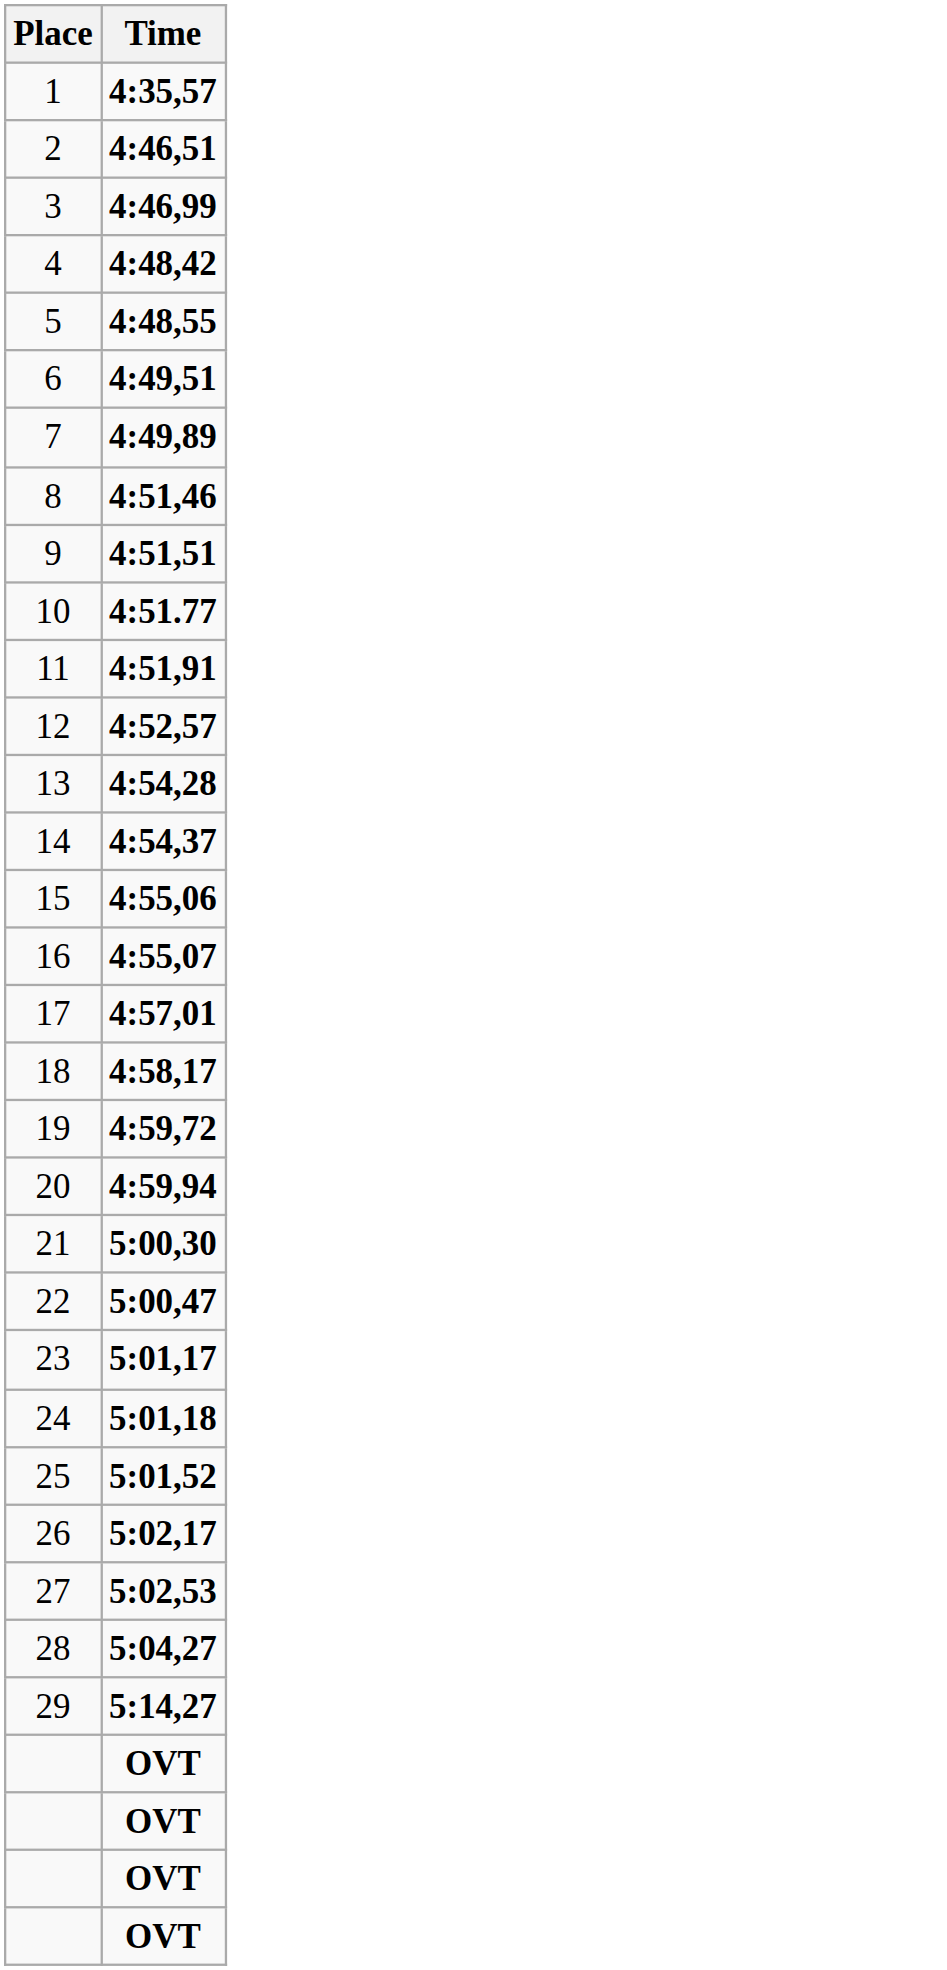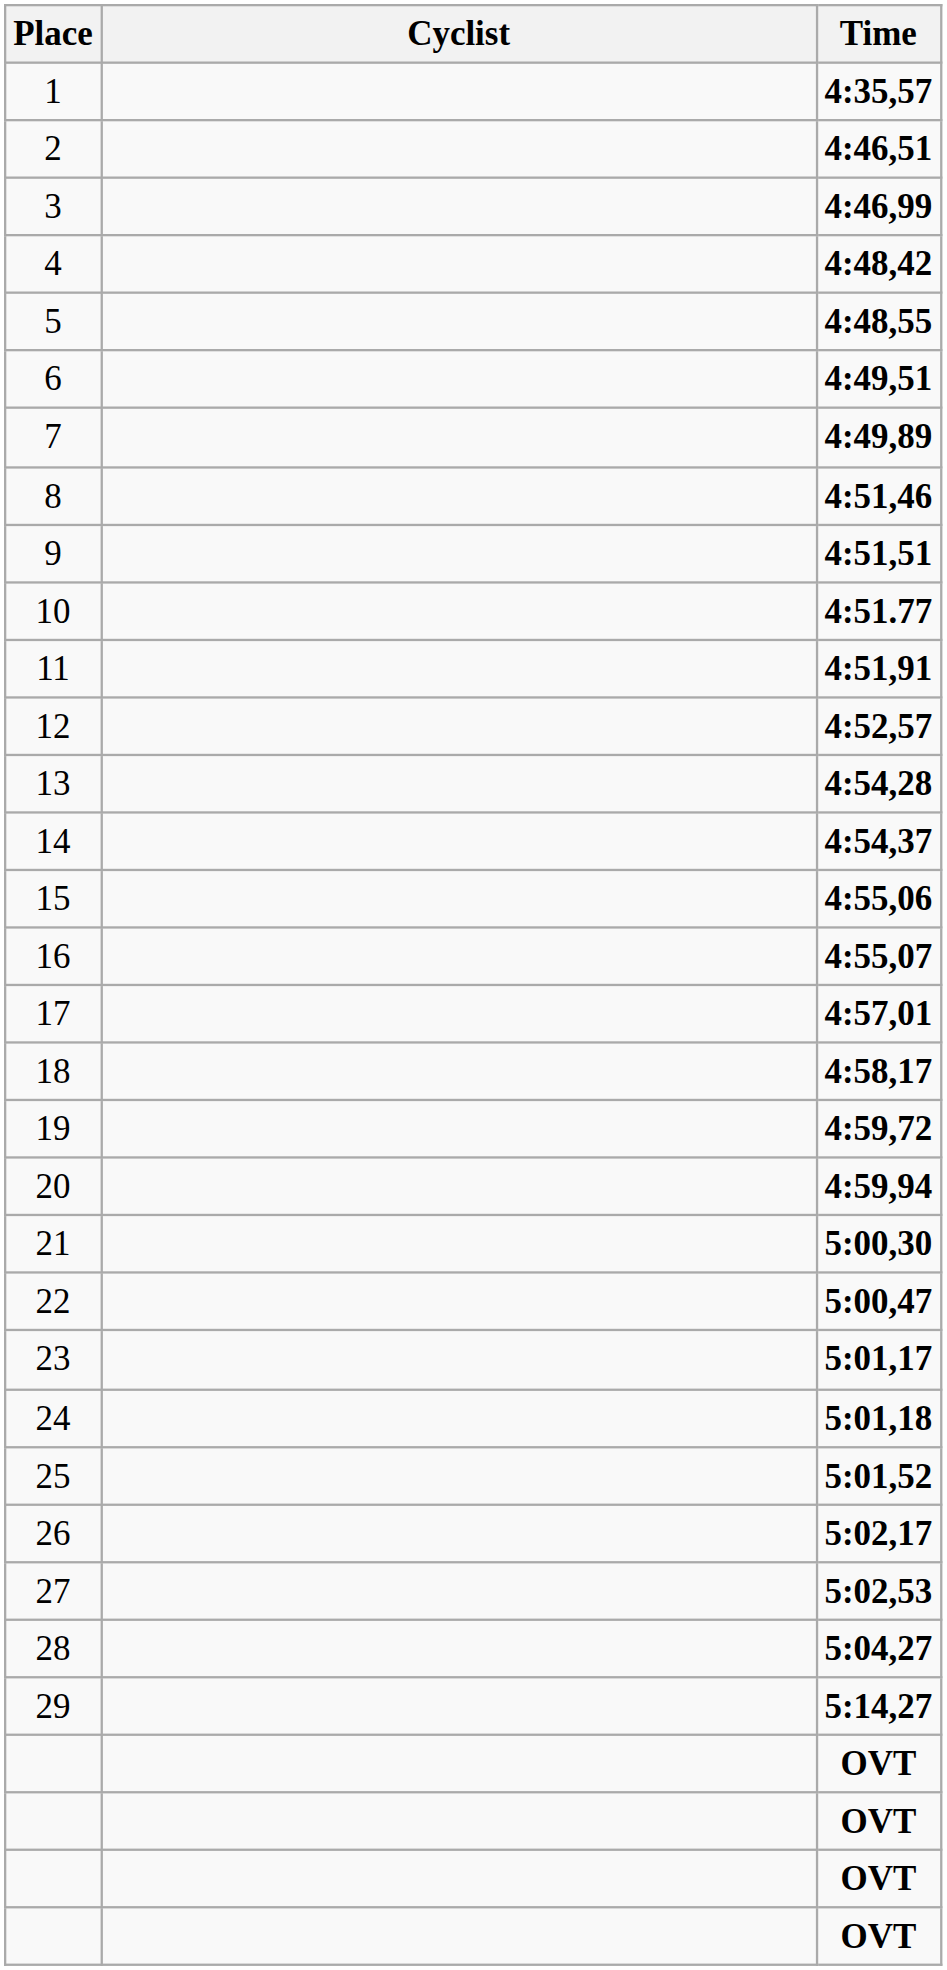+ column: (459, 33)
